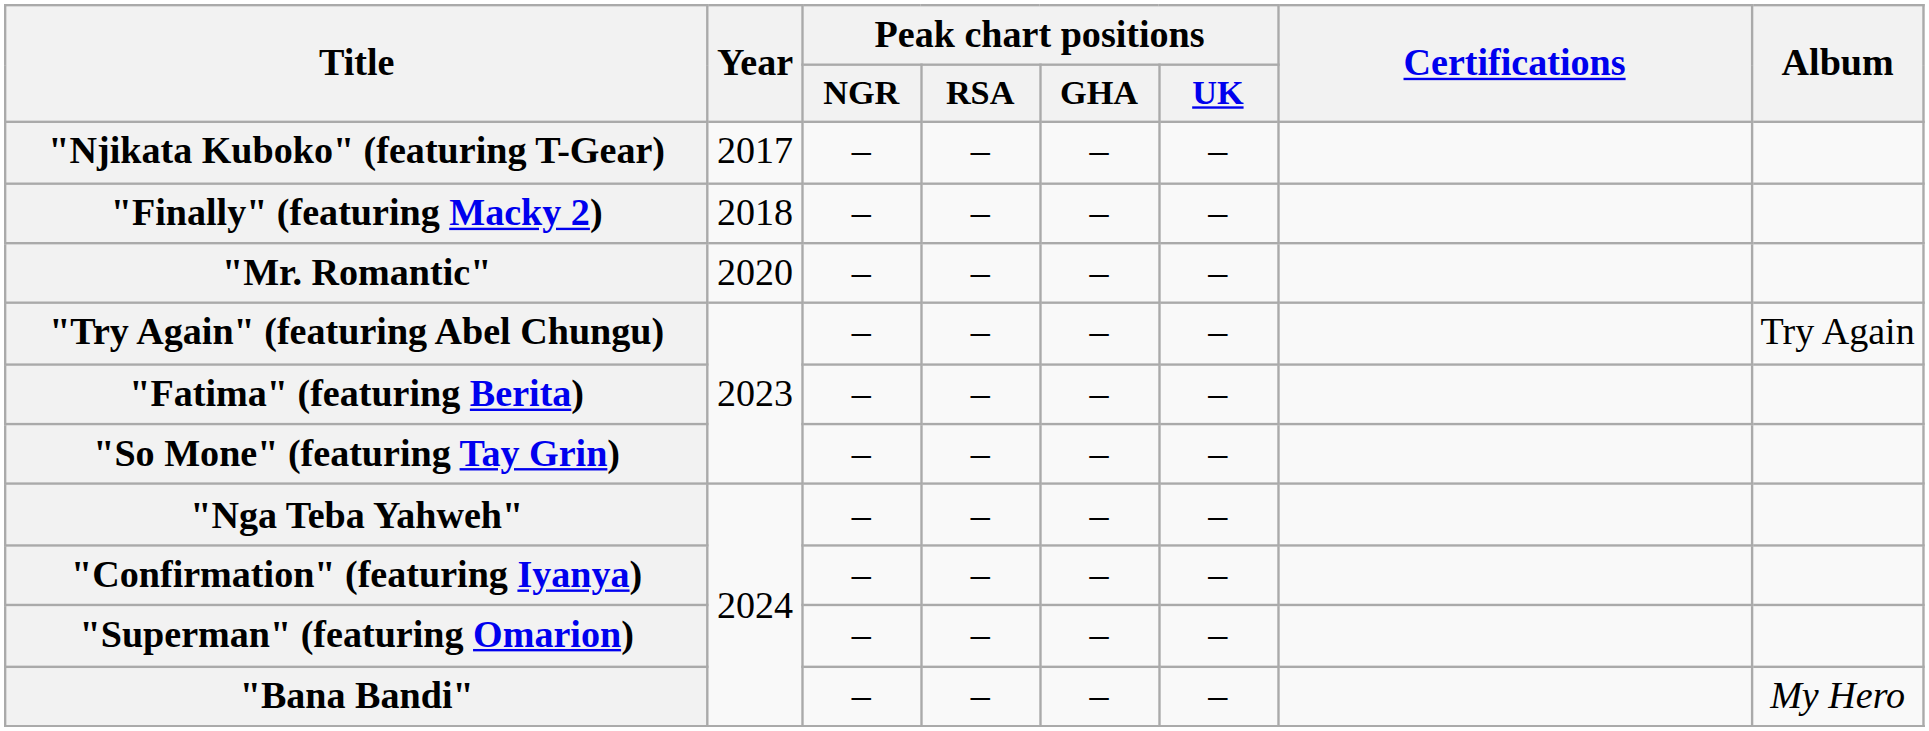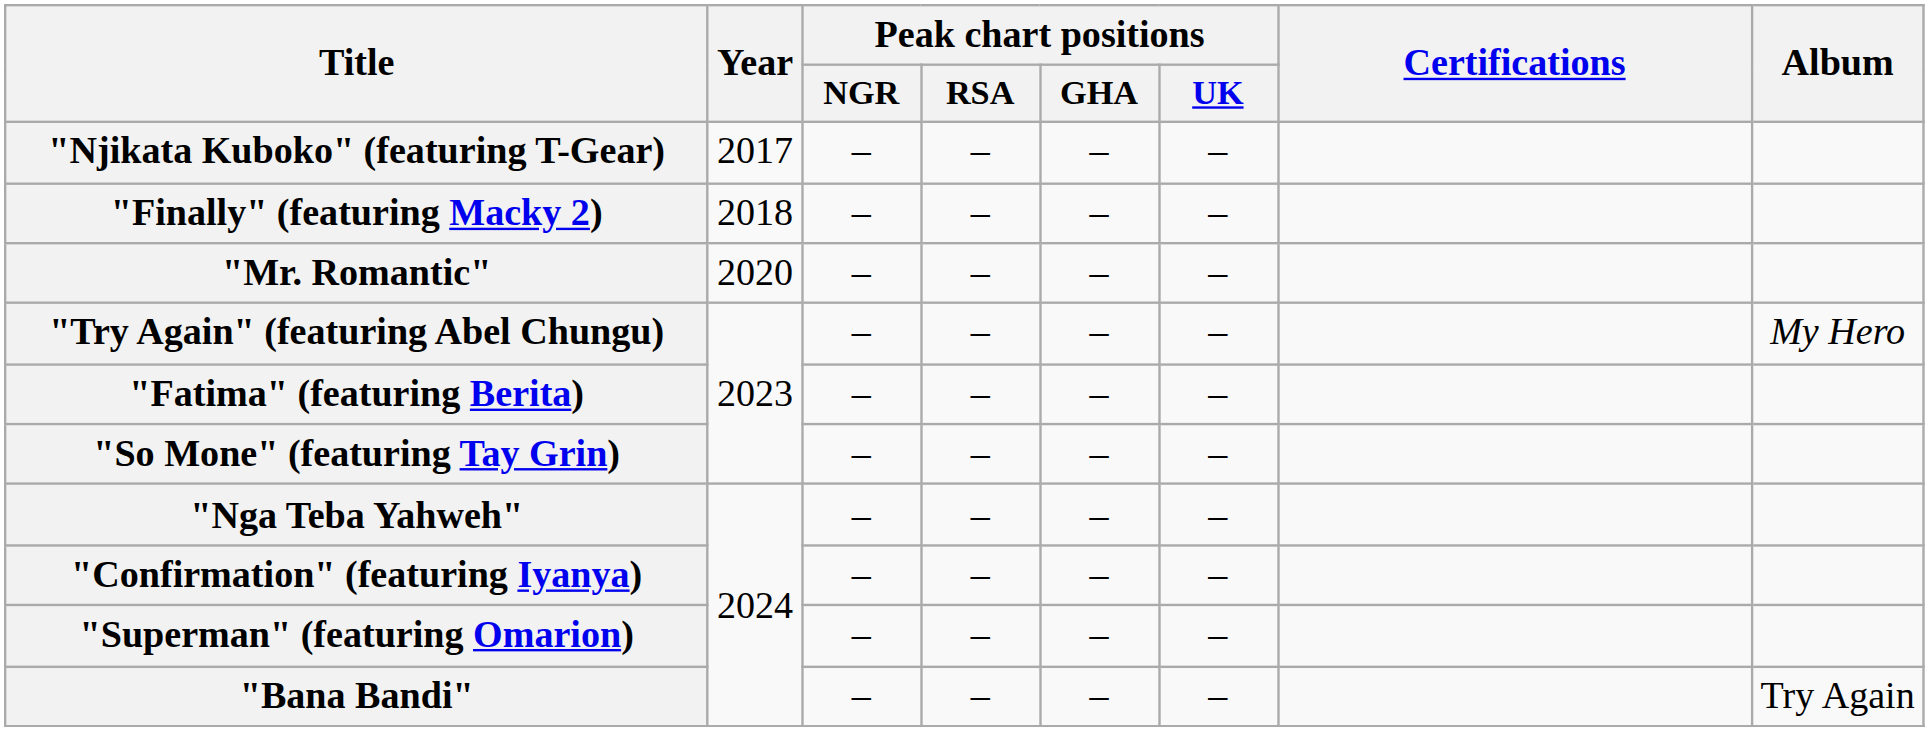(1838, 332) Try Again -> (1838, 332) My Hero
(1838, 695) My Hero -> (1838, 695) Try Again
